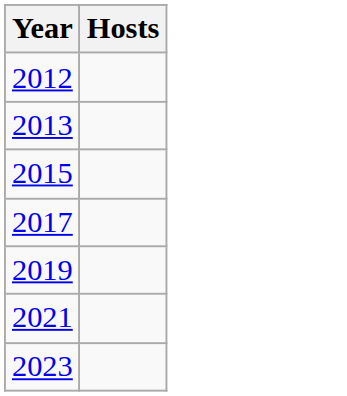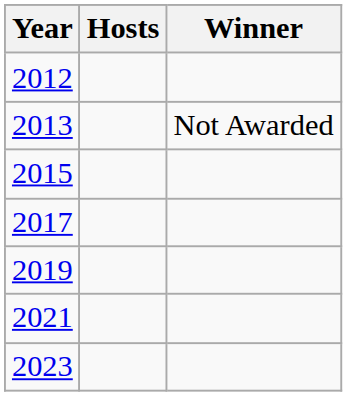+ column: (253, 28)
